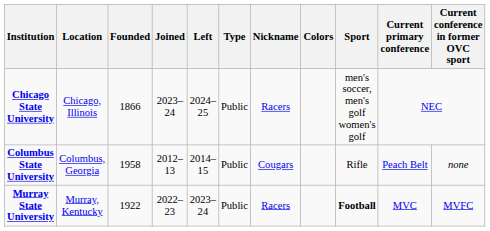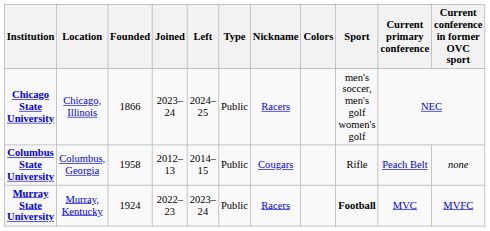(130, 205) 1922 -> (130, 205) 1924
